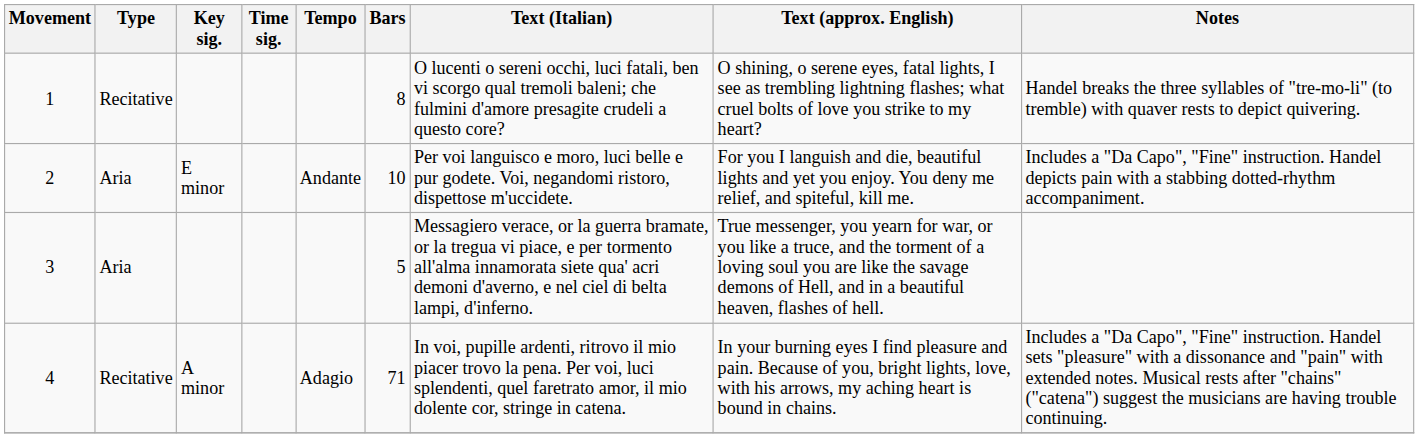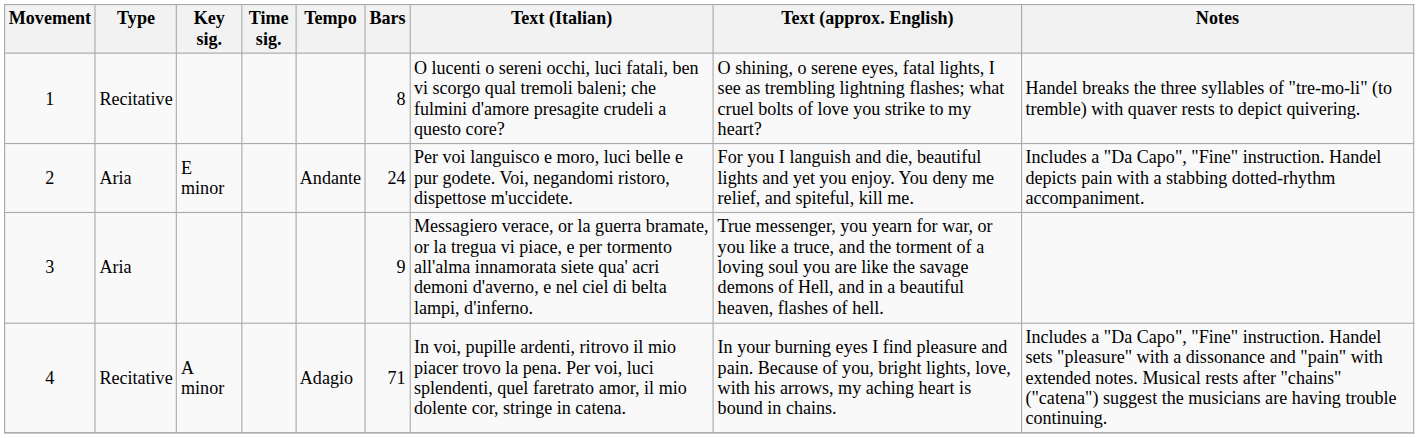(397, 177) 10 -> (397, 177) 24
(401, 267) 5 -> (401, 267) 9
